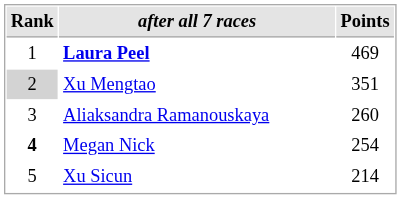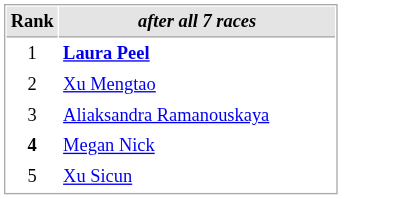- column: (365, 21)
(32, 84) lightgrey background -> (32, 84) no background
